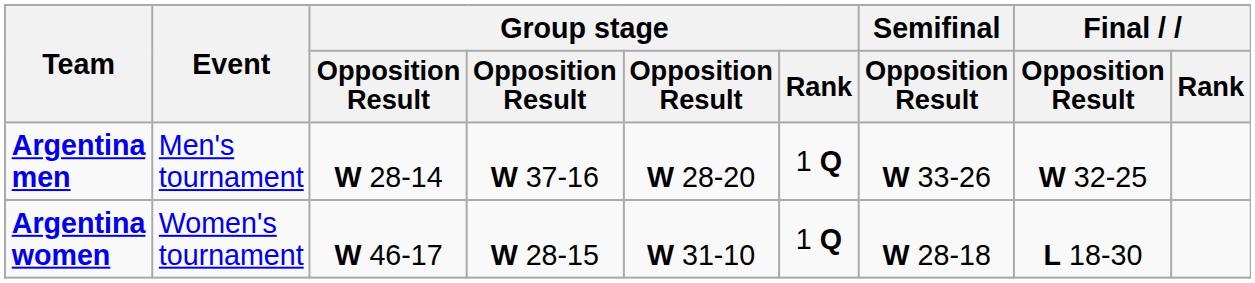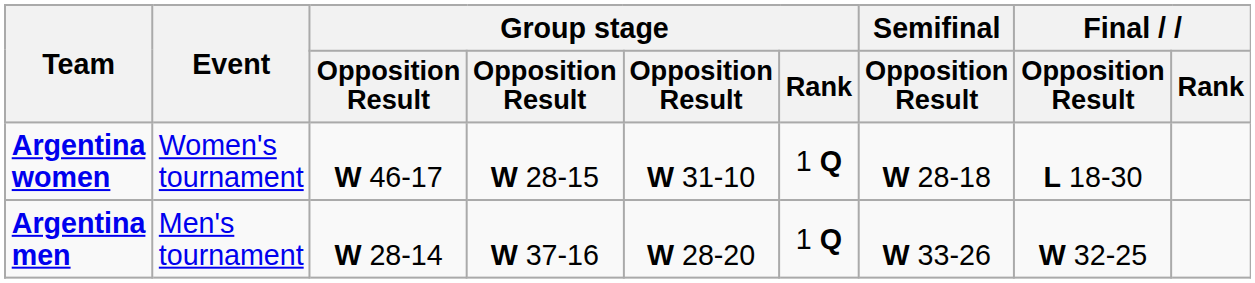rows swapped: (79, 162) <-> (79, 239)
